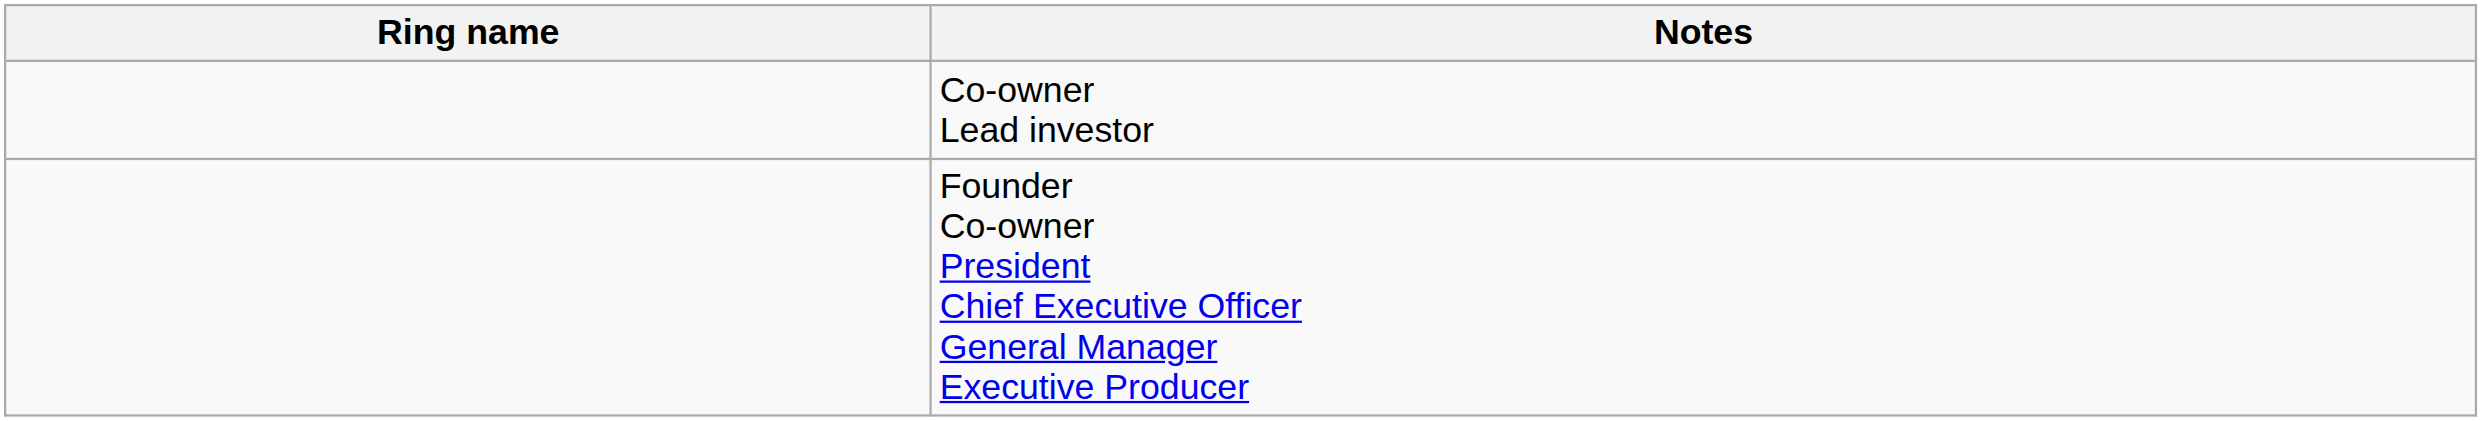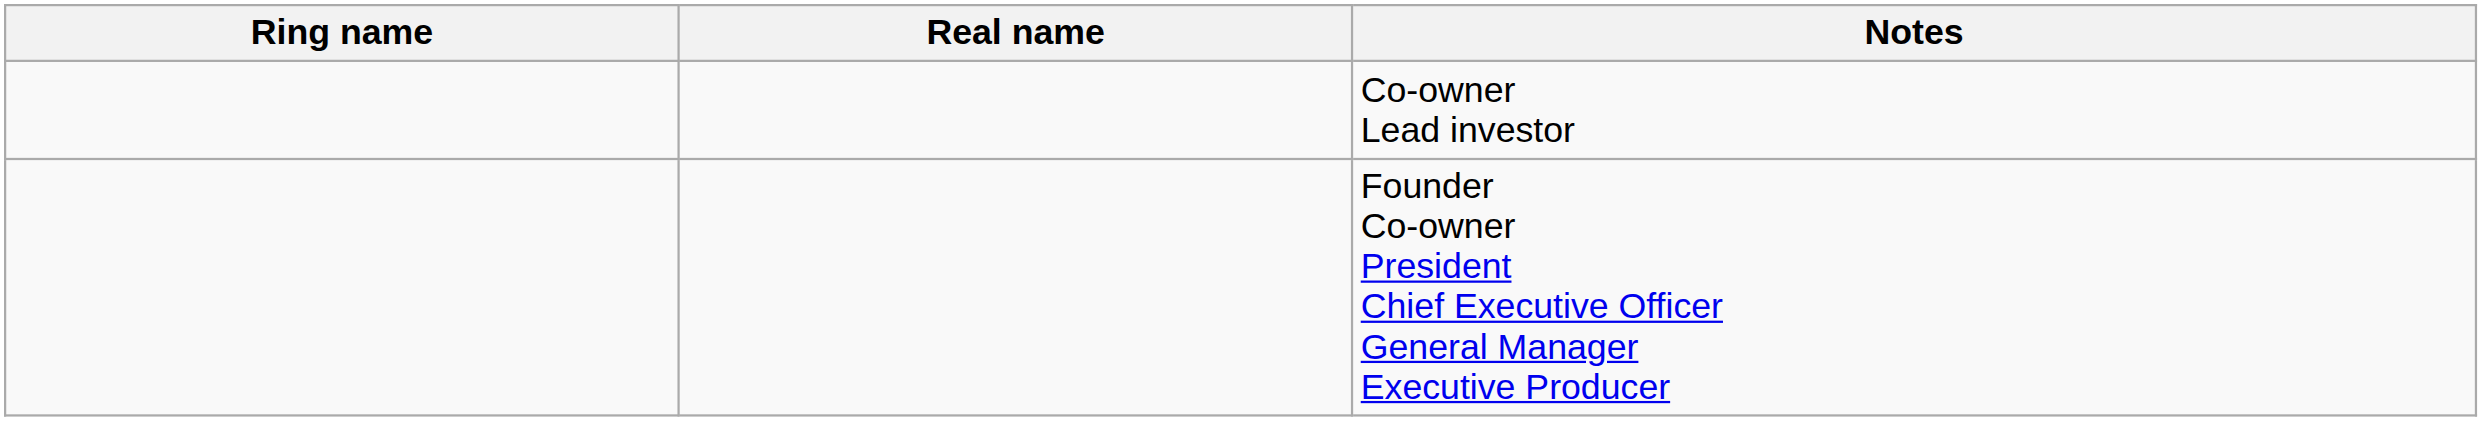+ column: (1016, 32)
